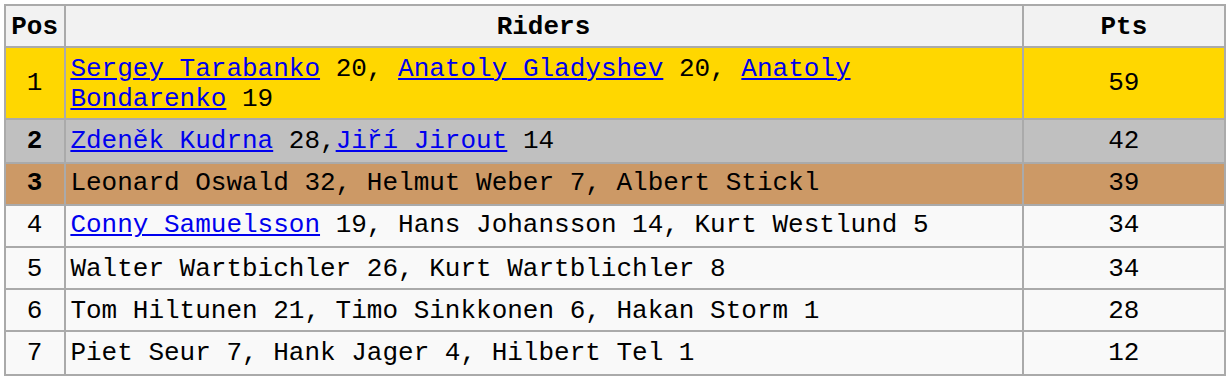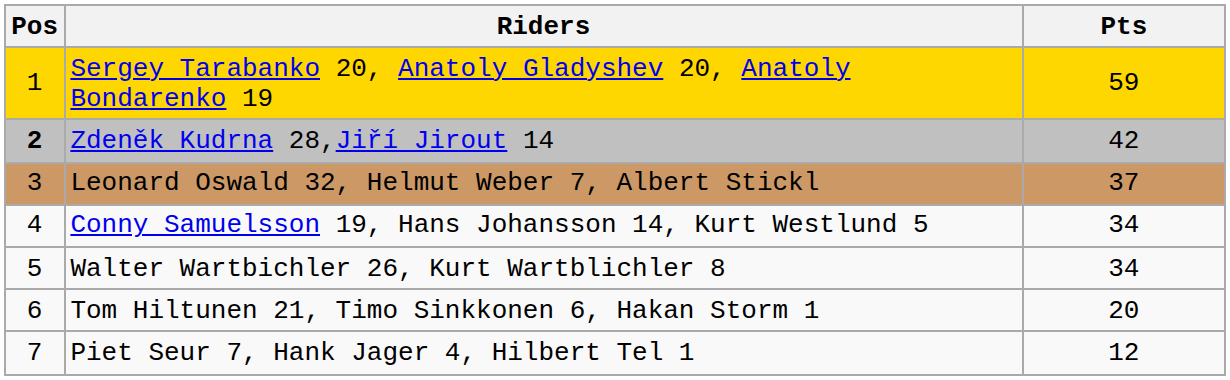(35, 183) bold -> (35, 183) normal
(1124, 183) 39 -> (1124, 183) 37
(1124, 310) 28 -> (1124, 310) 20
